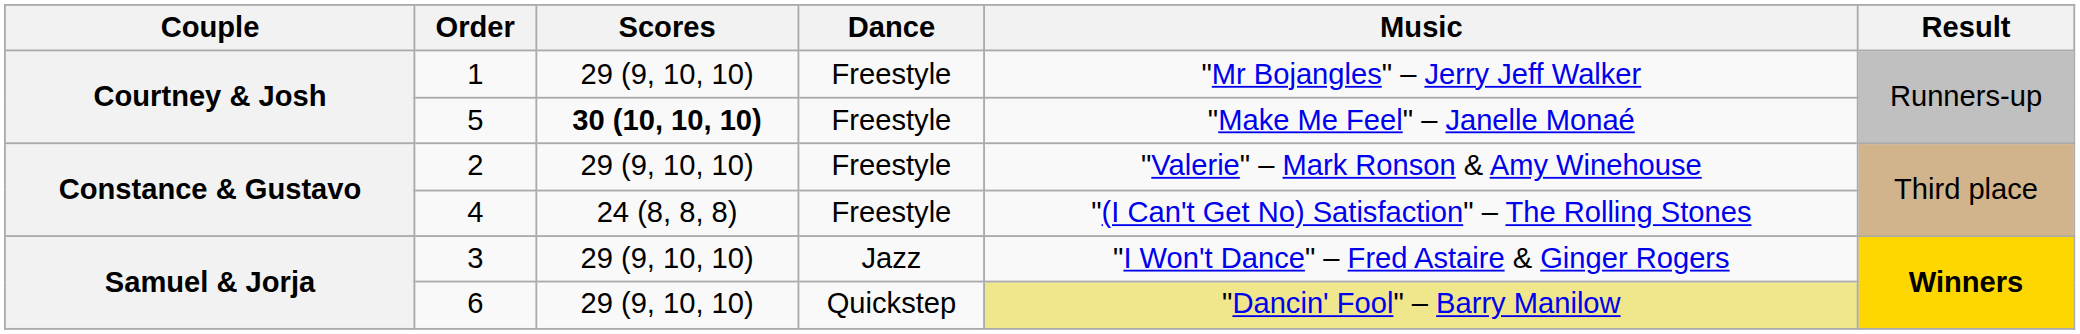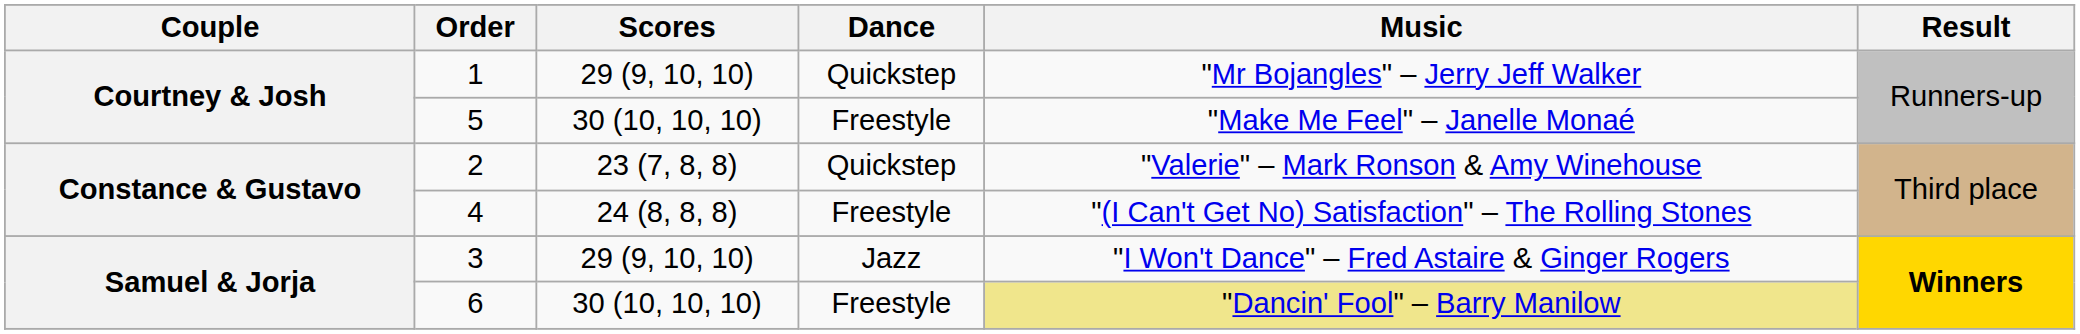(891, 73) Freestyle -> (891, 73) Quickstep
(667, 119) bold -> (667, 119) normal
(667, 166) 29 (9, 10, 10) -> (667, 166) 23 (7, 8, 8)
(891, 166) Freestyle -> (891, 166) Quickstep
(667, 304) 29 (9, 10, 10) -> (667, 304) 30 (10, 10, 10)
(891, 304) Quickstep -> (891, 304) Freestyle
